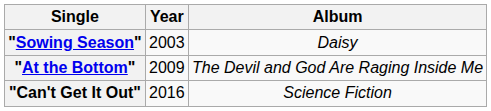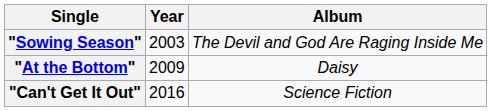(338, 42) Daisy -> (338, 42) The Devil and God Are Raging Inside Me
(338, 67) The Devil and God Are Raging Inside Me -> (338, 67) Daisy
